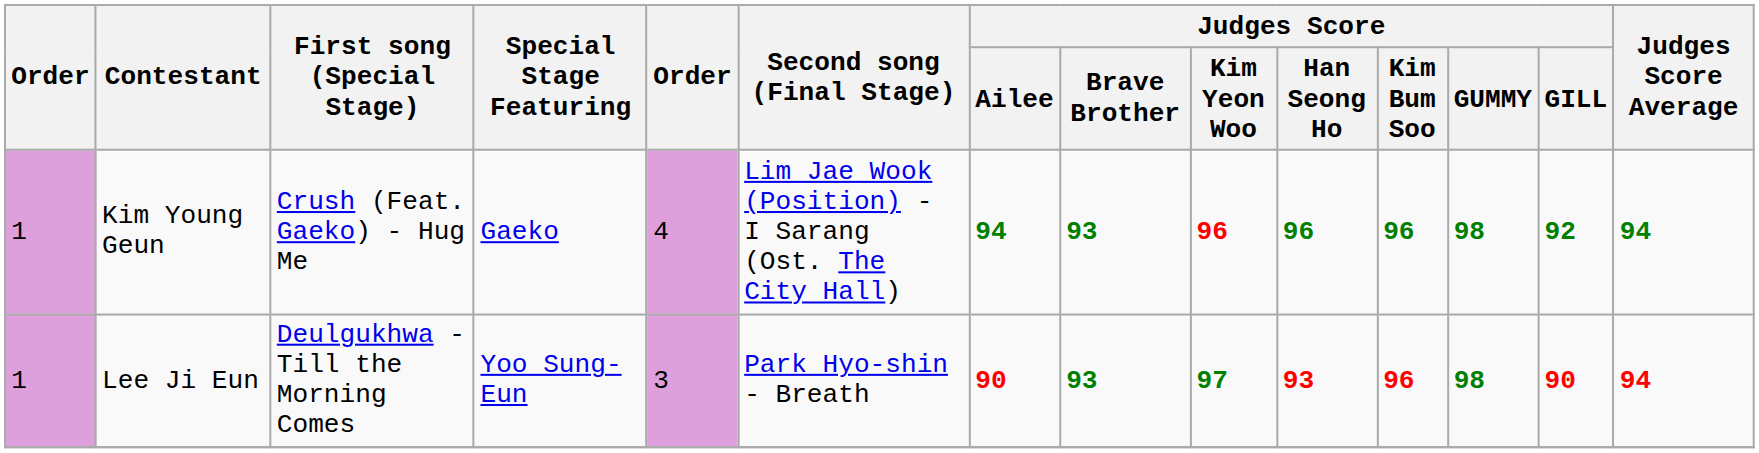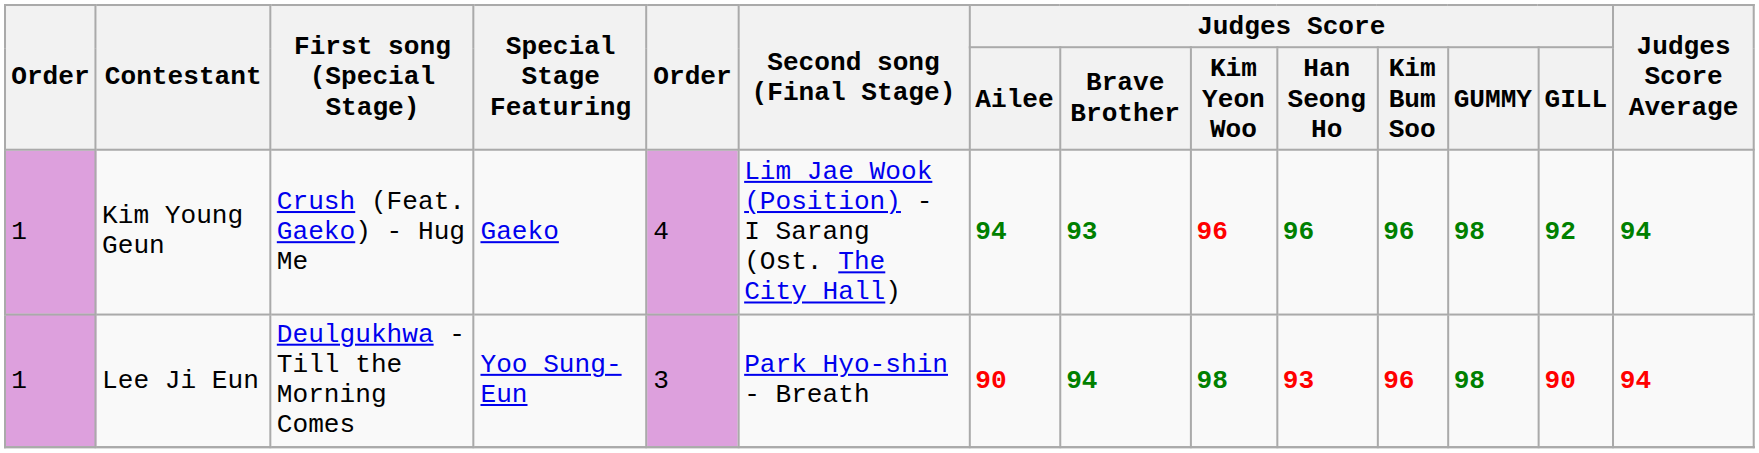(1082, 380) 93 -> (1082, 380) 94
(1212, 380) 97 -> (1212, 380) 98
